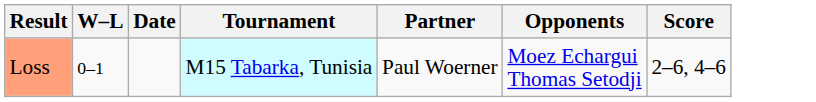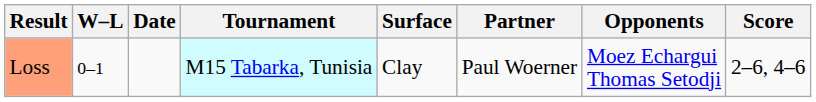+ column: (417, 21)
